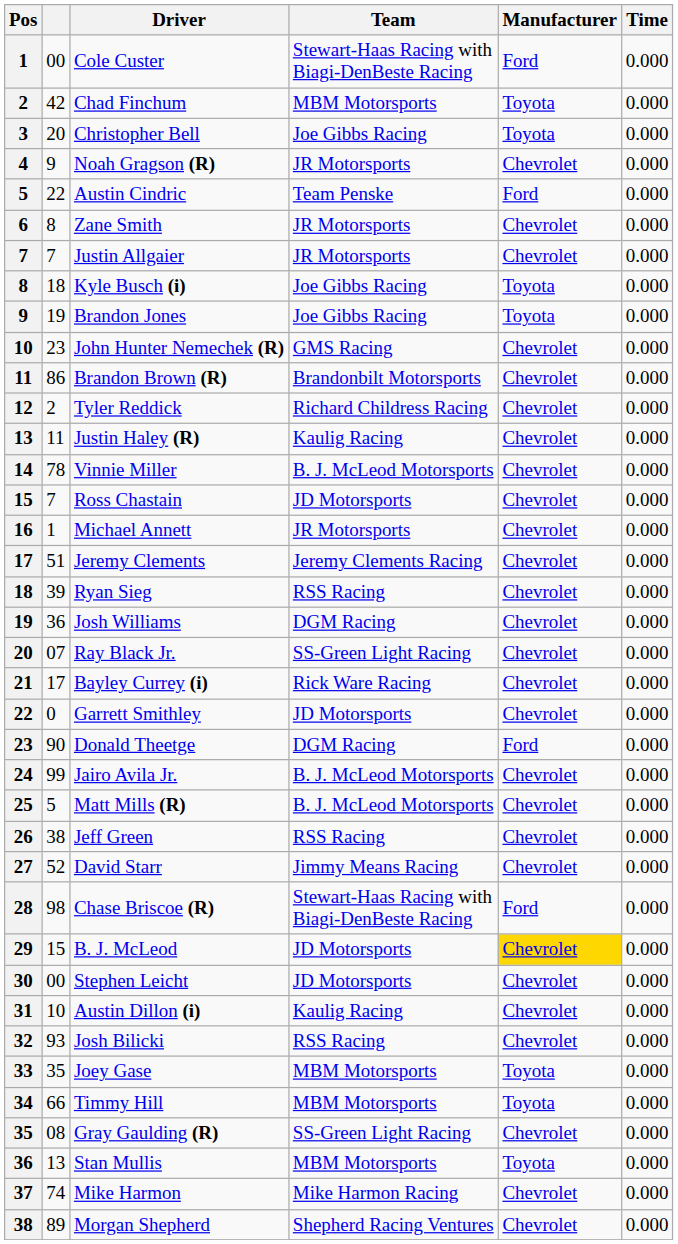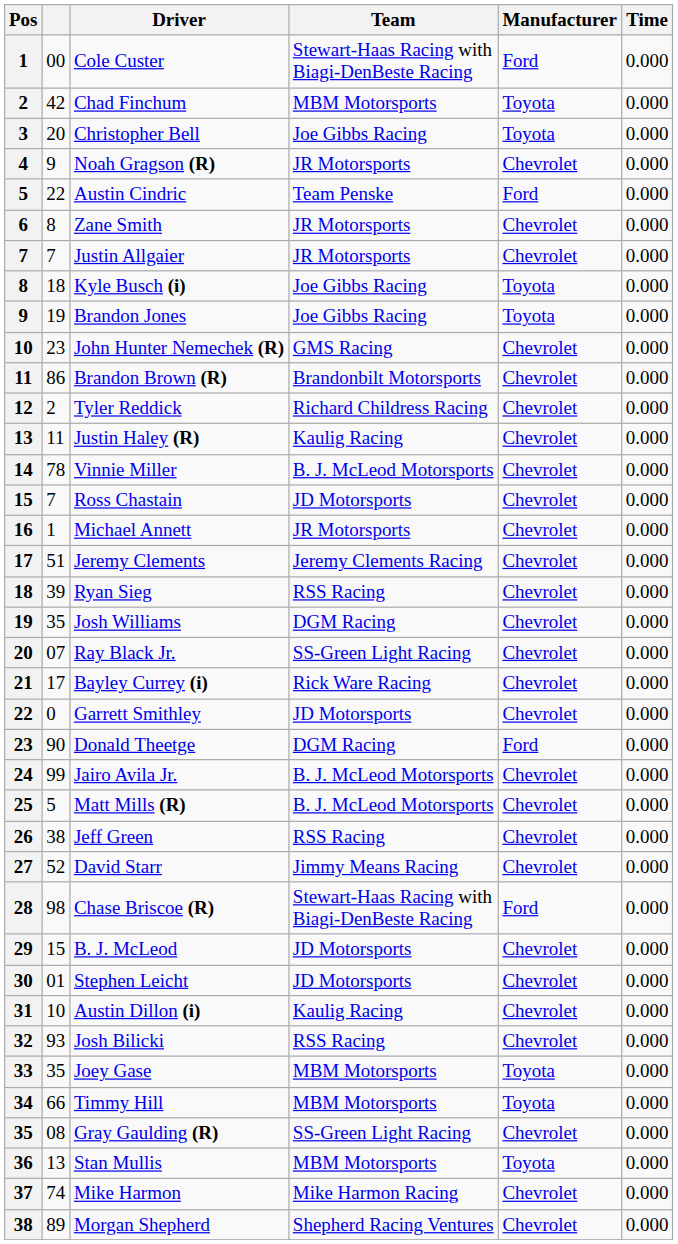(56, 621) 36 -> (56, 621) 35
(540, 949) gold background -> (540, 949) no background
(56, 979) 00 -> (56, 979) 01
